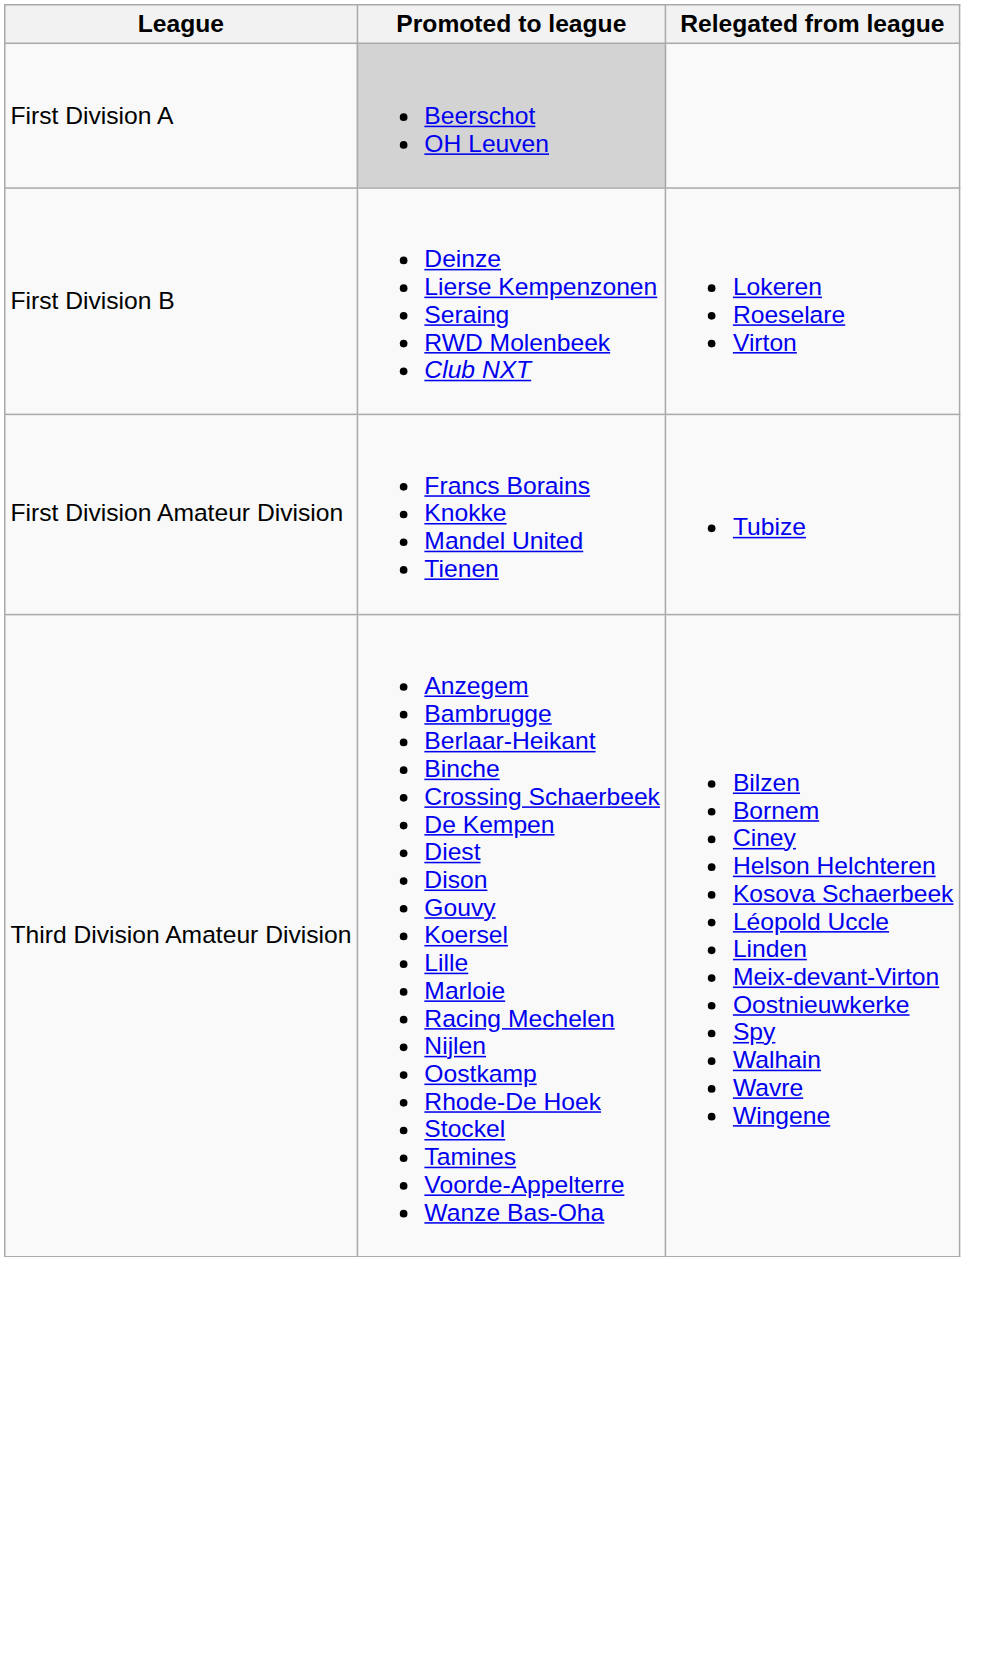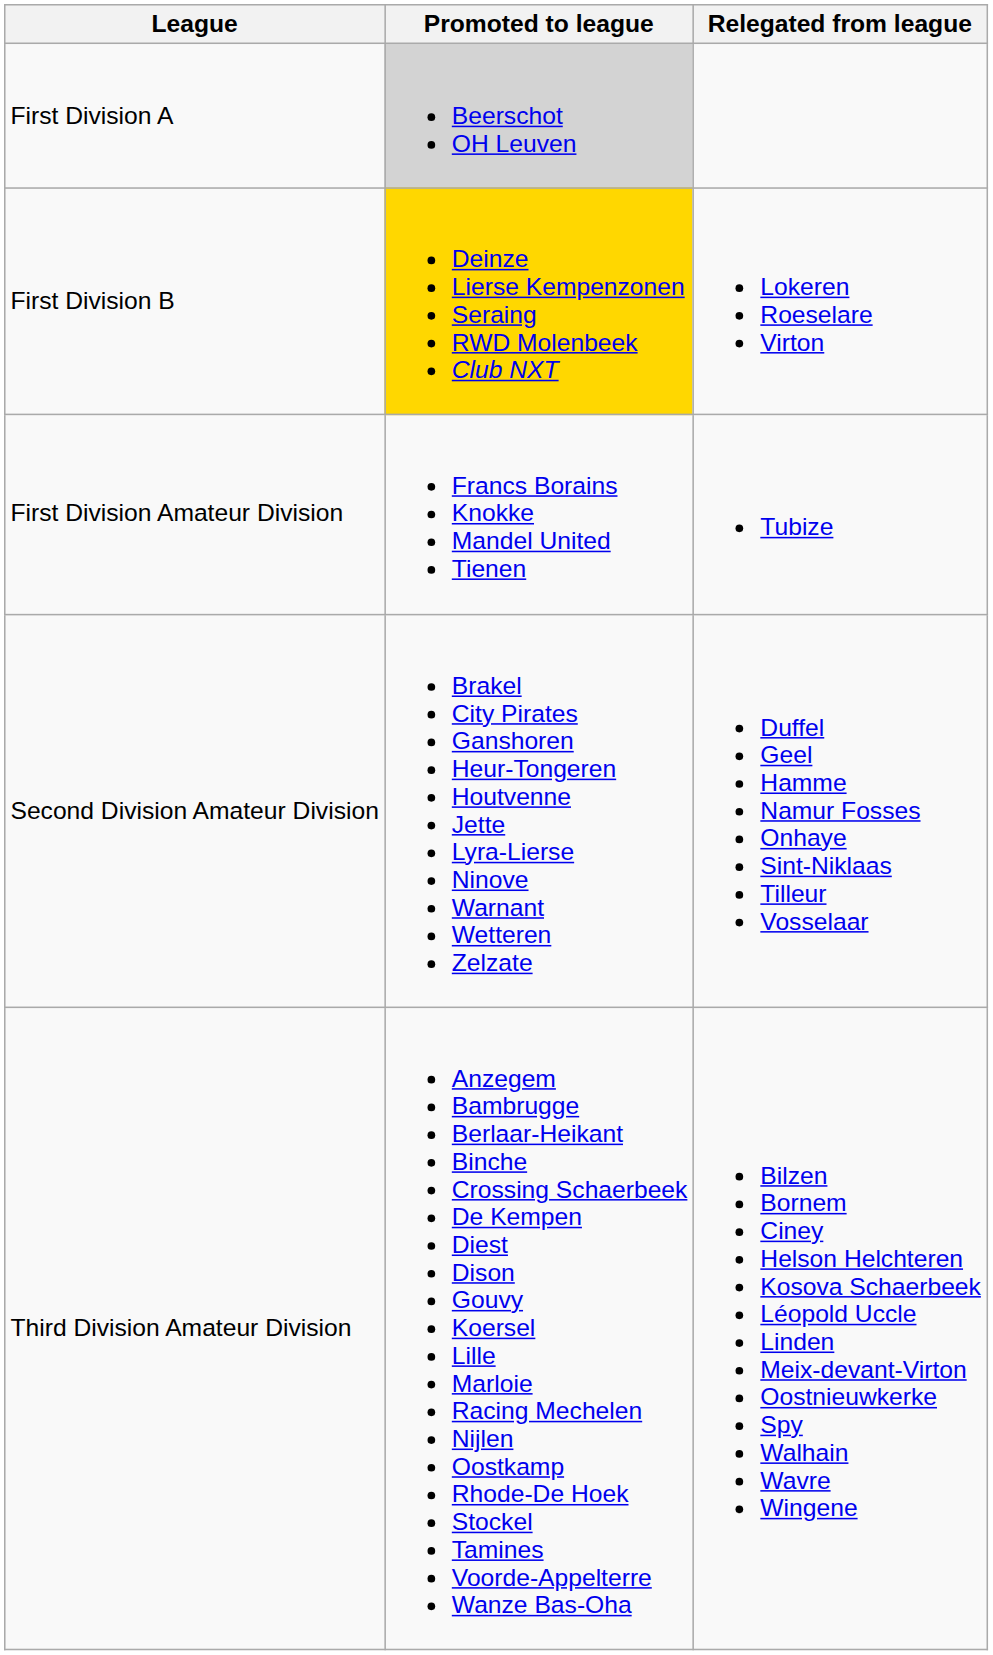(511, 315) no background -> (539, 315) gold background
+ row: (195, 810)
